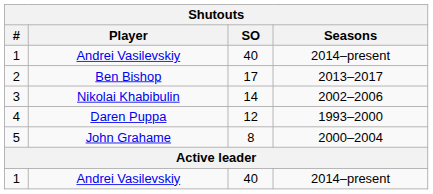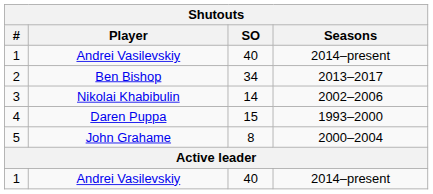(251, 76) 17 -> (251, 76) 34
(251, 117) 12 -> (251, 117) 15
